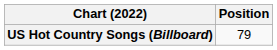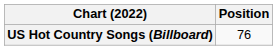(244, 34) 79 -> (244, 34) 76
